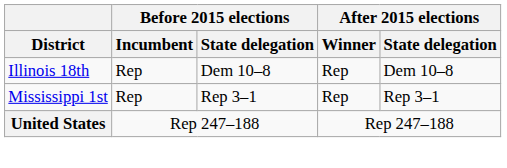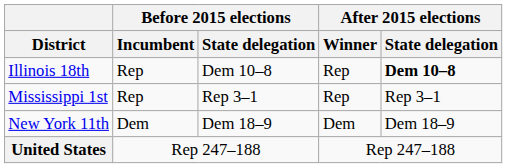(418, 70) normal -> (420, 70) bold
+ row: (59, 123)
